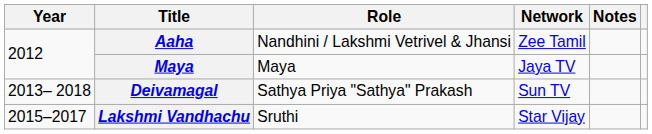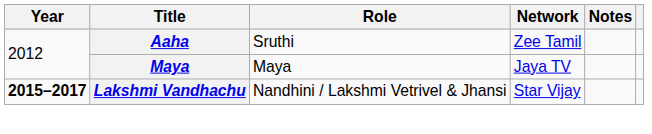(384, 41) Nandhini / Lakshmi Vetrivel & Jhansi -> (273, 41) Sruthi
- row: (174, 91)
(47, 116) normal -> (47, 91) bold
(278, 116) Sruthi -> (380, 91) Nandhini / Lakshmi Vetrivel & Jhansi
